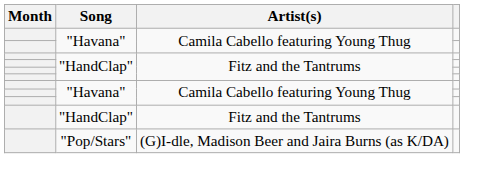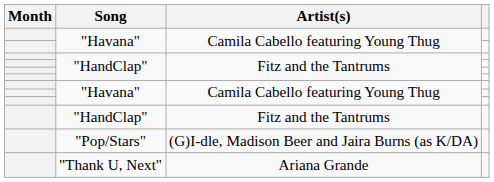+ row: (110, 165)
